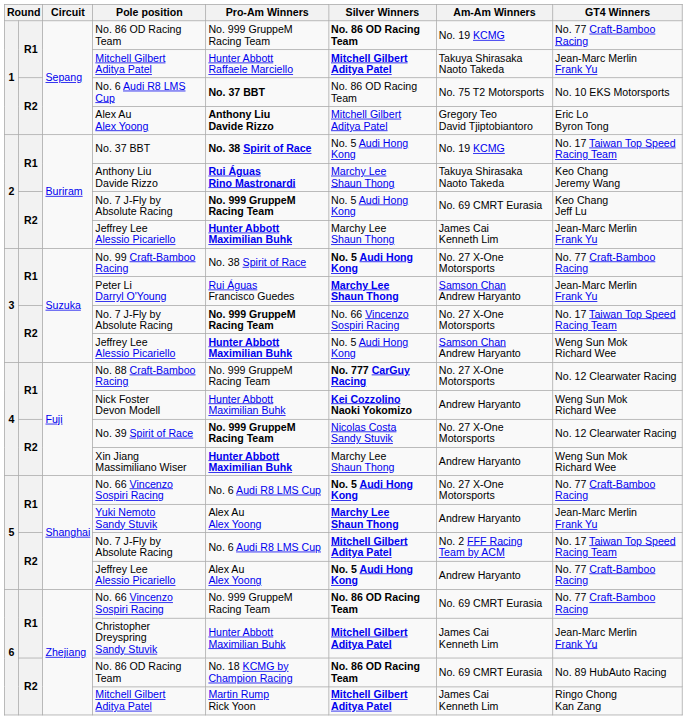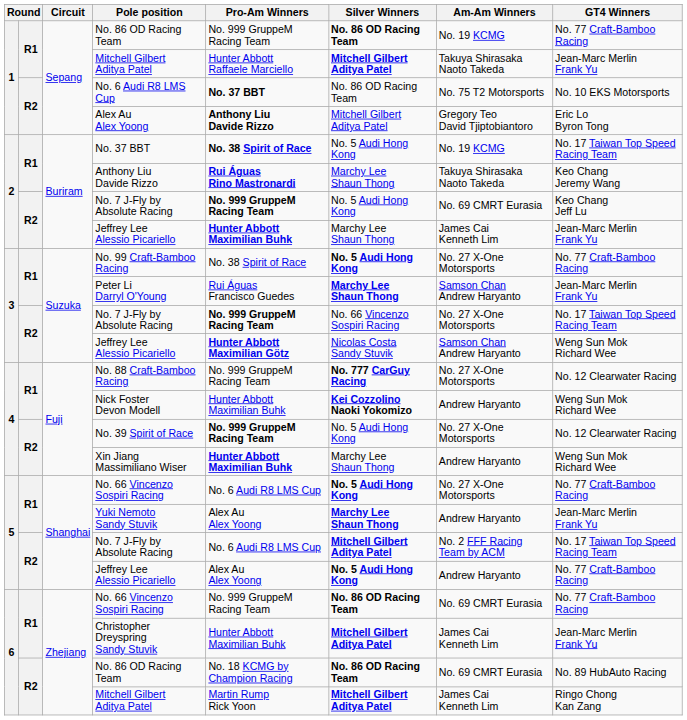(250, 348) Hunter Abbott Maximilian Buhk -> (249, 348) Hunter Abbott Maximilian Götz
(370, 348) No. 5 Audi Hong Kong -> (364, 348) Nicolas Costa Sandy Stuvik
(364, 433) Nicolas Costa Sandy Stuvik -> (370, 433) No. 5 Audi Hong Kong
